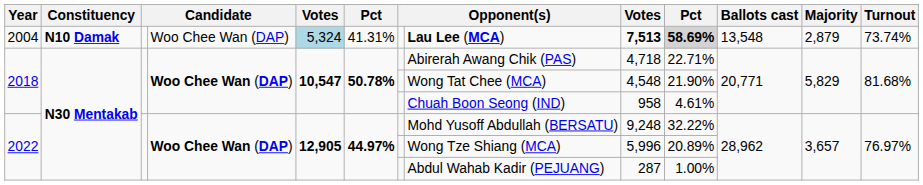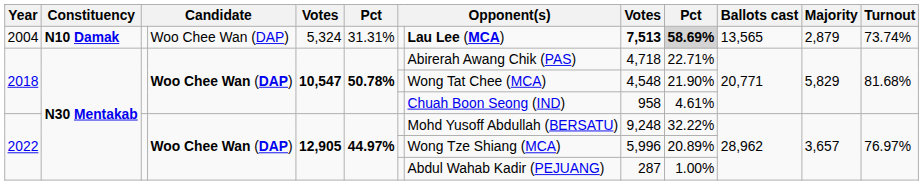(324, 37) lightblue background -> (324, 37) no background
(371, 37) 41.31% -> (371, 37) 31.31%
(742, 37) 13,548 -> (742, 37) 13,565
